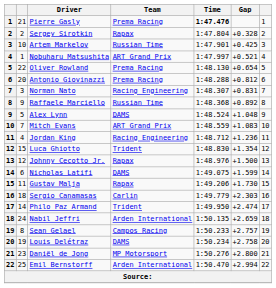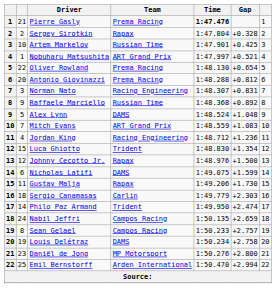(152, 219) Arden International -> (140, 219) Campos Racing
